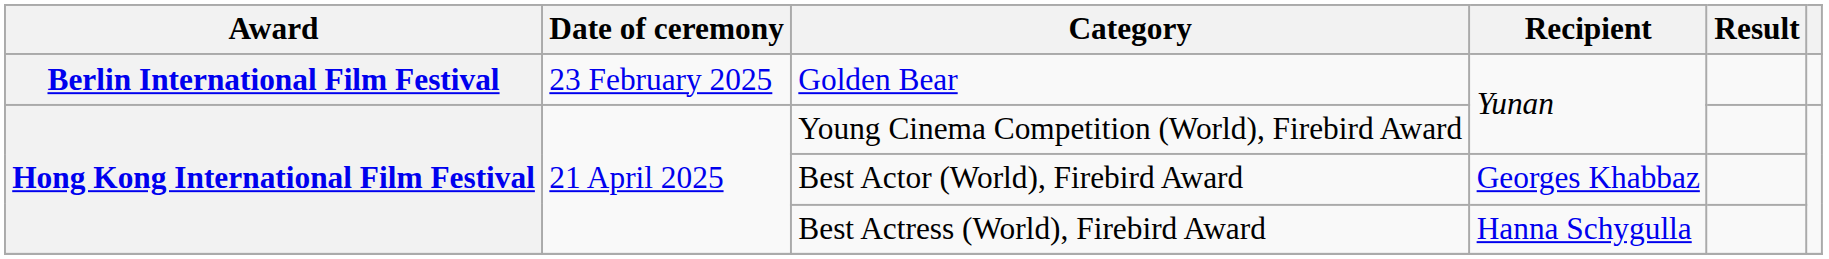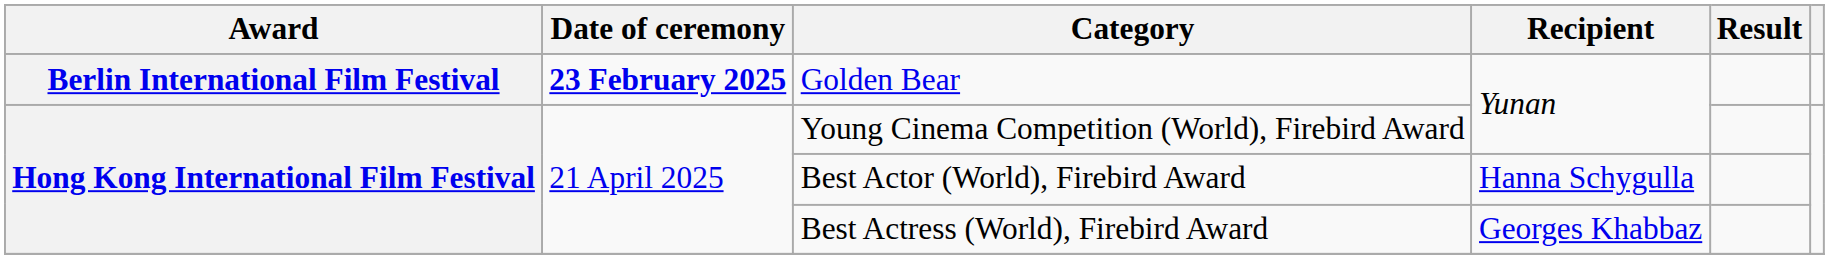(661, 79) normal -> (668, 79) bold
(1588, 178) Georges Khabbaz -> (1587, 178) Hanna Schygulla
(1584, 228) Hanna Schygulla -> (1591, 228) Georges Khabbaz
